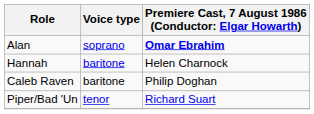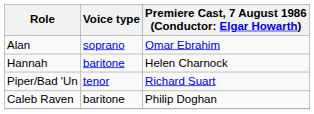(185, 44) bold -> (183, 44) normal
rows swapped: (40, 81) <-> (42, 99)
